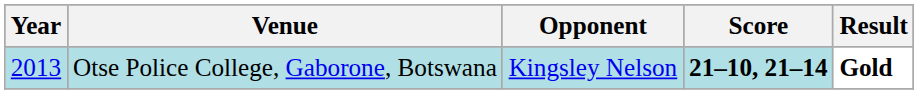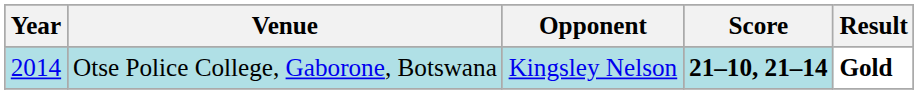(36, 67) 2013 -> (36, 67) 2014
